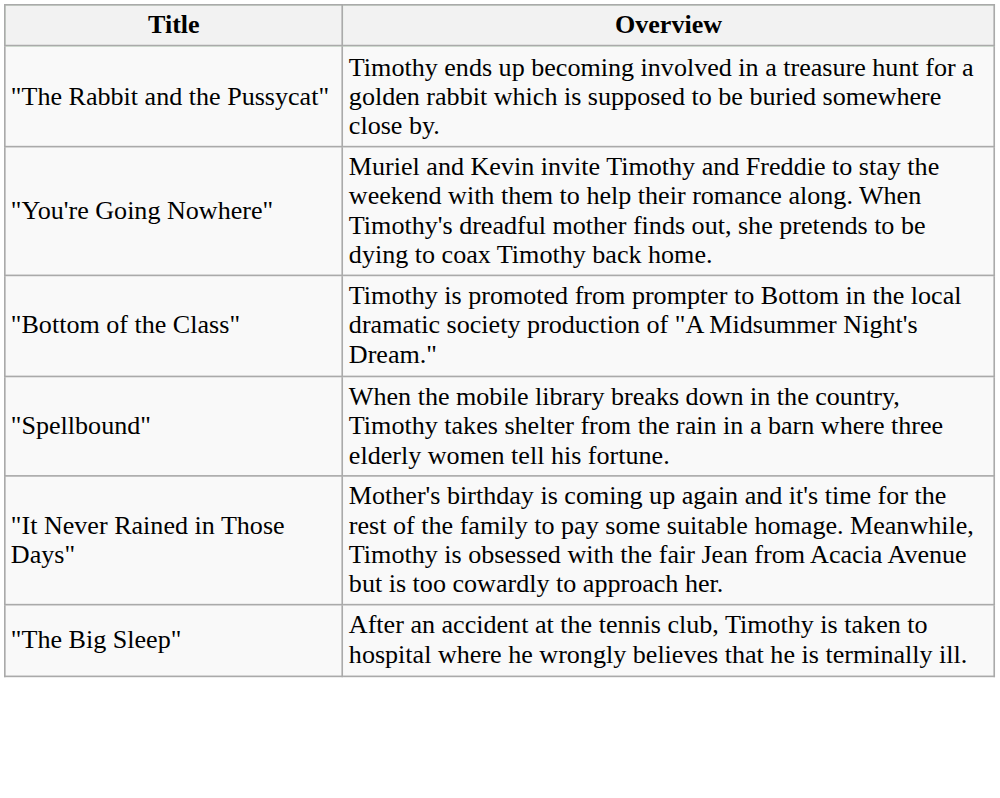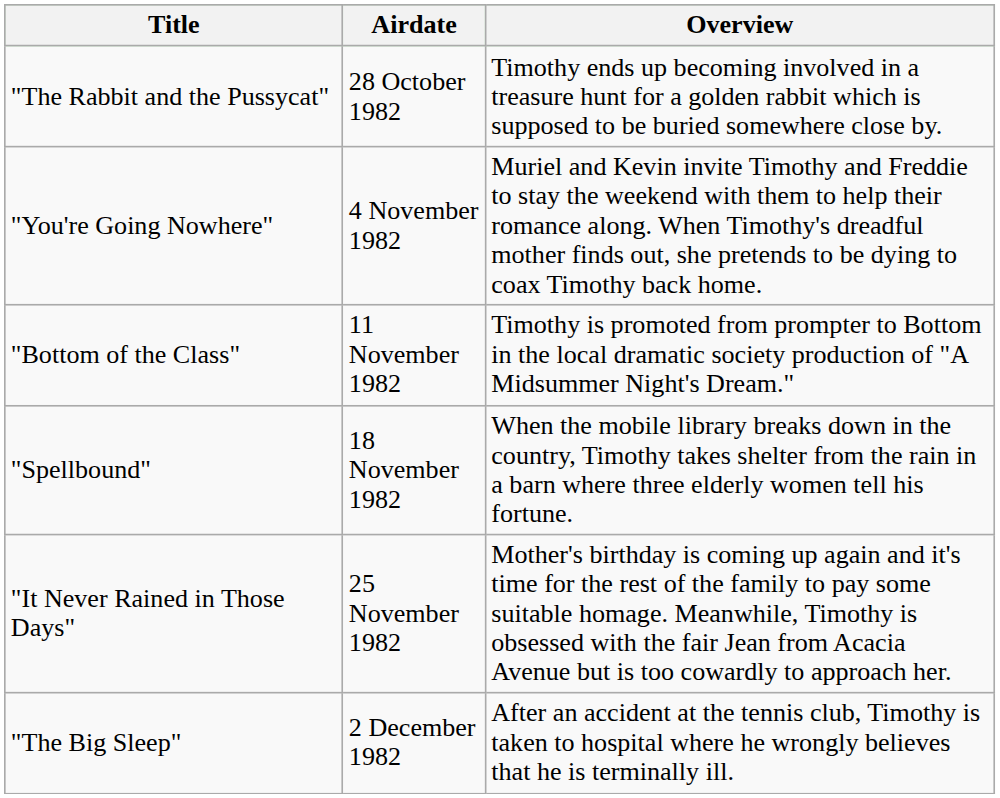+ column: (414, 25)
